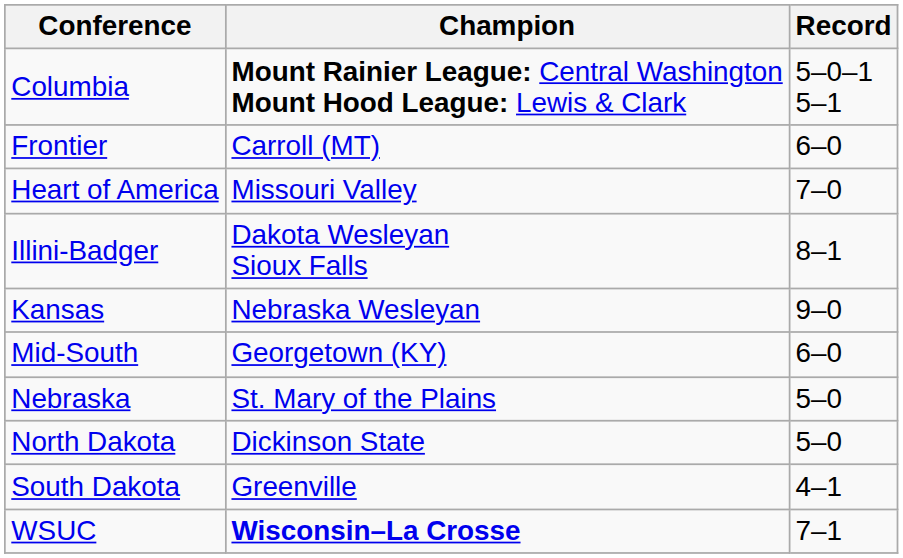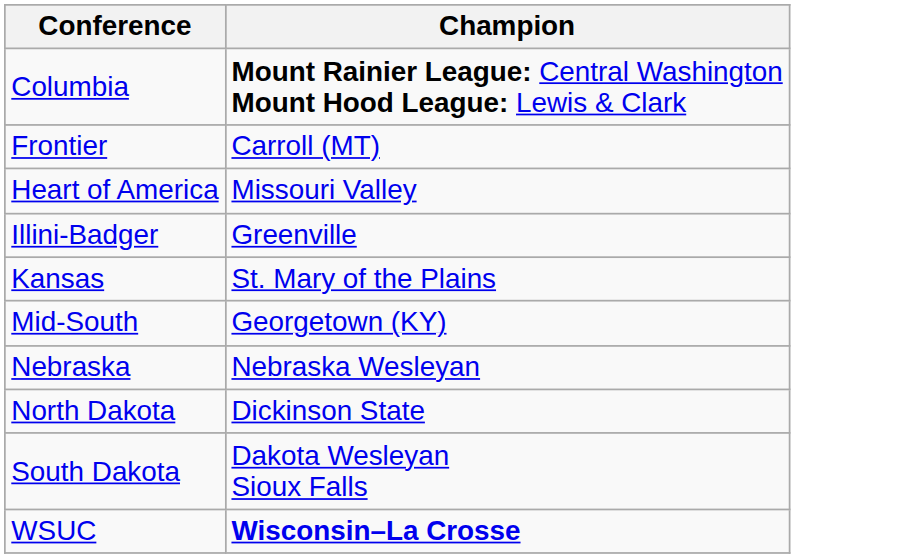- column: (844, 26)
(340, 250) Dakota Wesleyan Sioux Falls -> (294, 234) Greenville
(356, 309) Nebraska Wesleyan -> (364, 278) St. Mary of the Plains
(364, 398) St. Mary of the Plains -> (356, 366) Nebraska Wesleyan
(294, 486) Greenville -> (340, 470) Dakota Wesleyan Sioux Falls
